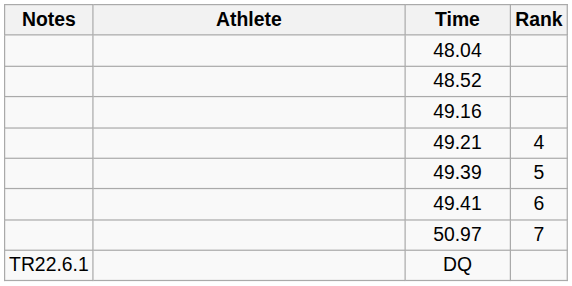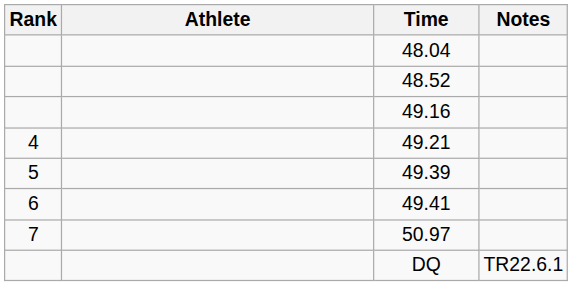columns swapped: (539, 19) <-> (49, 19)
